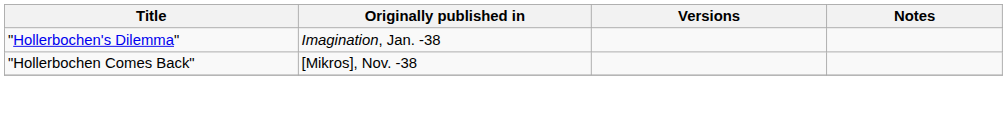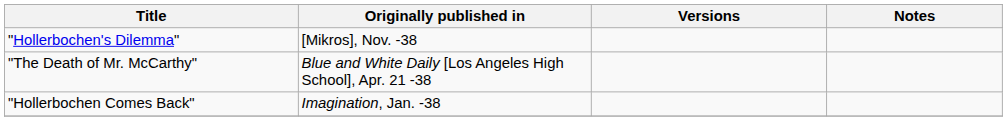(371, 39) Imagination, Jan. -38 -> (359, 39) [Mikros], Nov. -38
+ row: (102, 63)
(359, 63) [Mikros], Nov. -38 -> (371, 103) Imagination, Jan. -38
